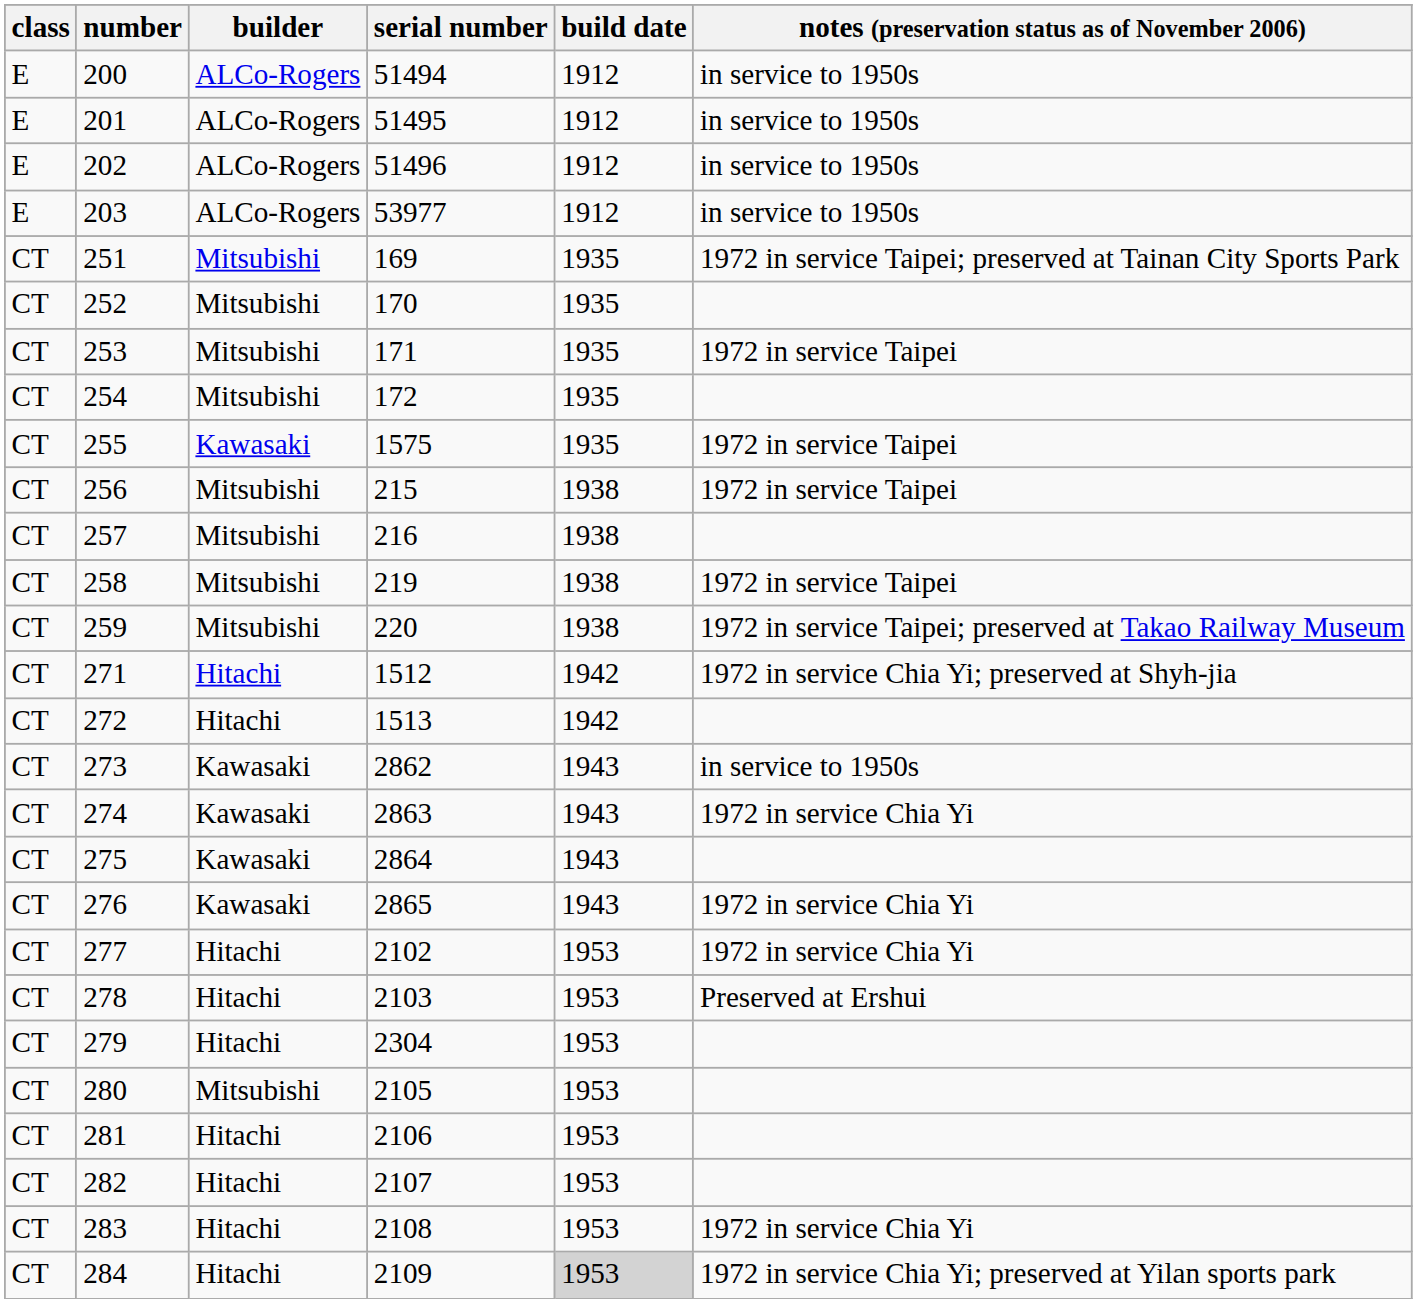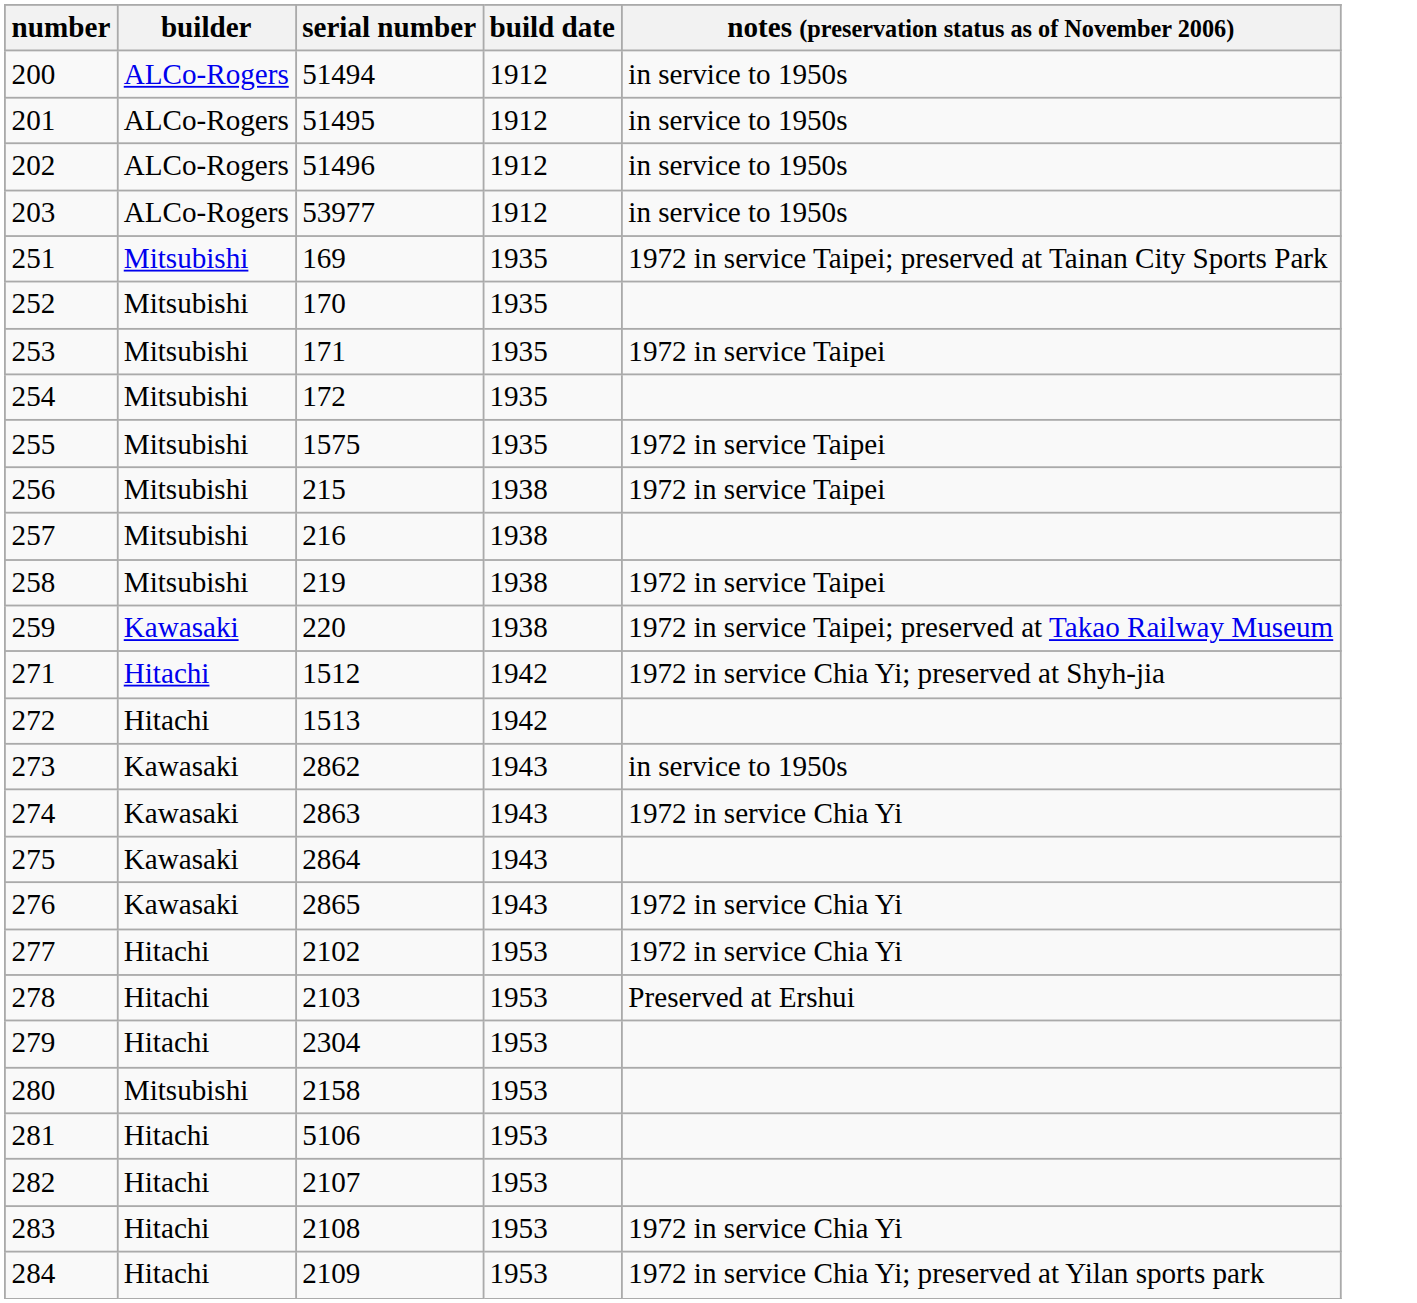- column: (41, 27)
(253, 443) Kawasaki -> (186, 443) Mitsubishi
(258, 627) Mitsubishi -> (181, 627) Kawasaki
(403, 1089) 2105 -> (331, 1089) 2158
(403, 1135) 2106 -> (331, 1135) 5106
(590, 1274) lightgrey background -> (519, 1274) no background
